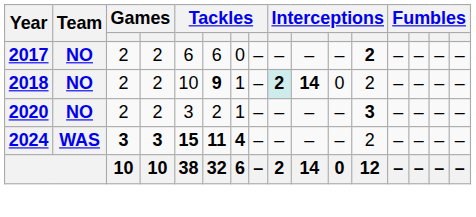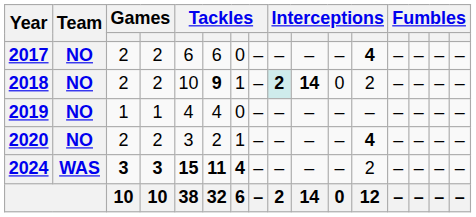(370, 55) 2 -> (370, 55) 4
+ row: (29, 112)
(370, 112) 3 -> (370, 140) 4
